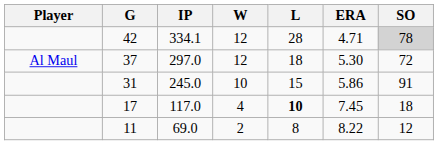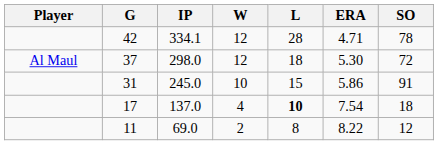(406, 38) lightgrey background -> (406, 38) no background
(185, 60) 297.0 -> (185, 60) 298.0
(185, 106) 117.0 -> (185, 106) 137.0
(351, 106) 7.45 -> (351, 106) 7.54
